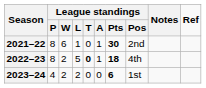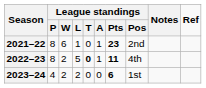(113, 43) 30 -> (113, 43) 23
(113, 59) 18 -> (113, 59) 11
